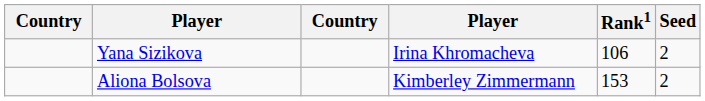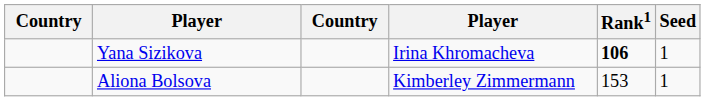(615, 52) normal -> (615, 52) bold
(664, 52) 2 -> (664, 52) 1
(664, 81) 2 -> (664, 81) 1
